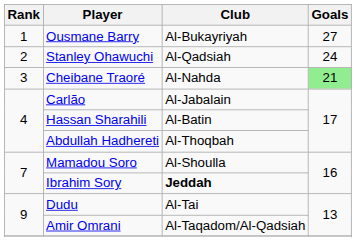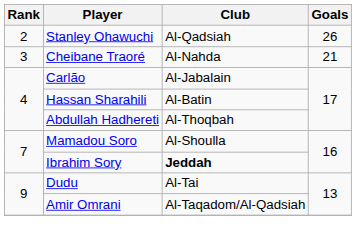- row: (93, 36)
(330, 57) 24 -> (330, 36) 26
(330, 78) lightgreen background -> (330, 57) no background
